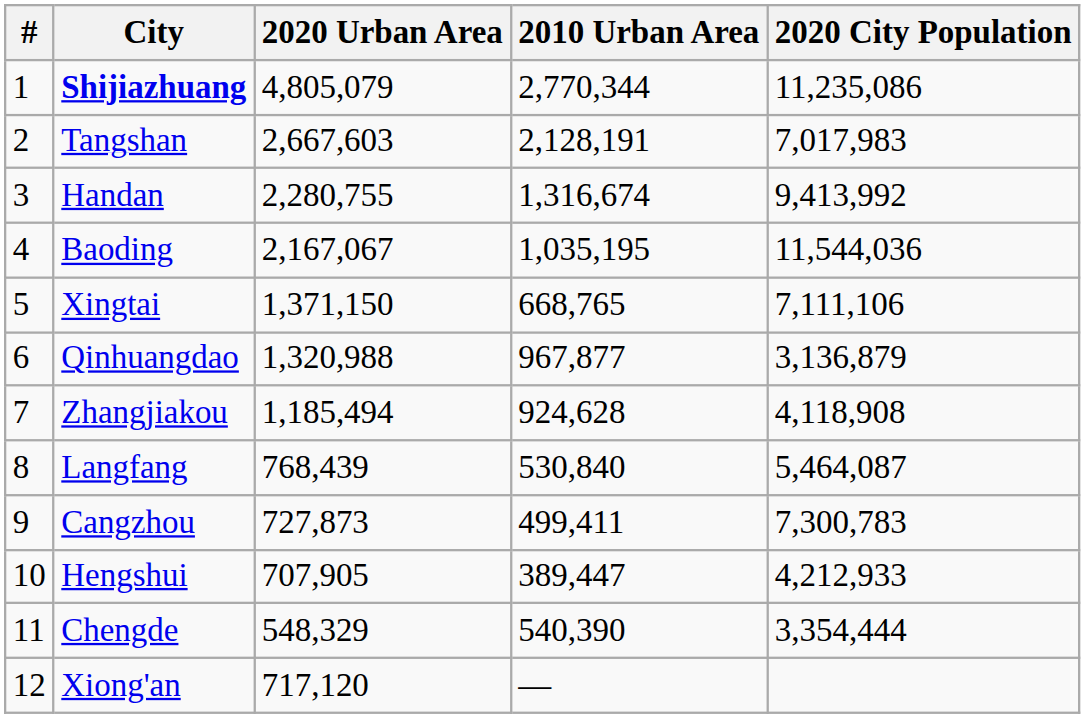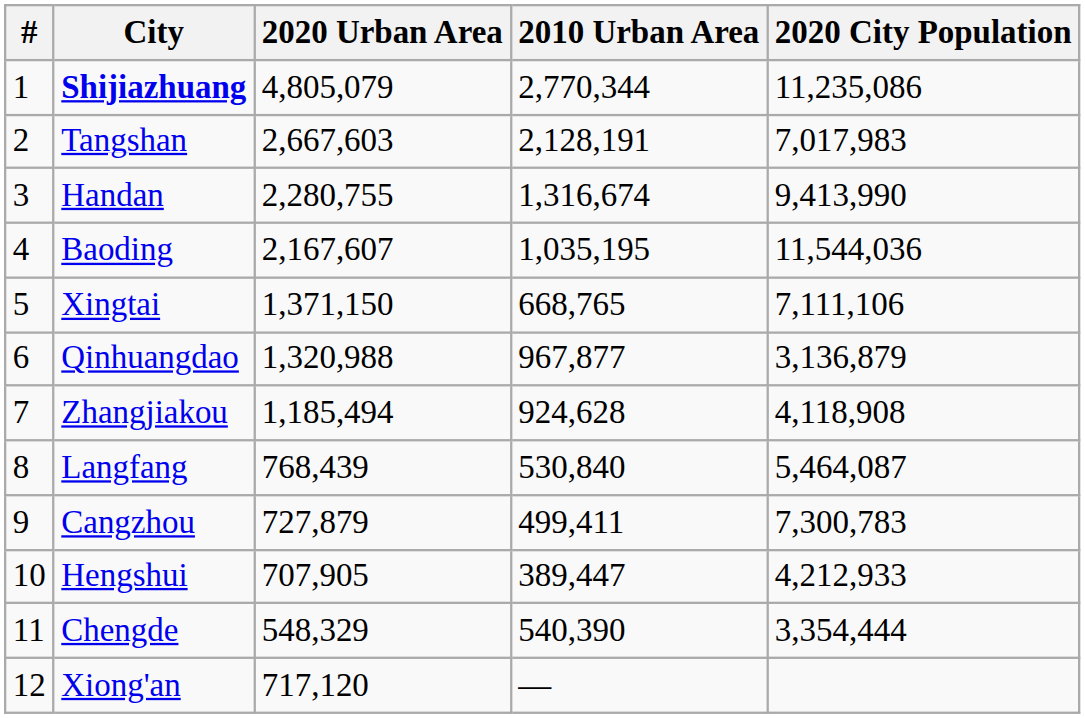(841, 195) 9,413,992 -> (841, 195) 9,413,990
(328, 249) 2,167,067 -> (328, 249) 2,167,607
(315, 521) 727,873 -> (315, 521) 727,879
